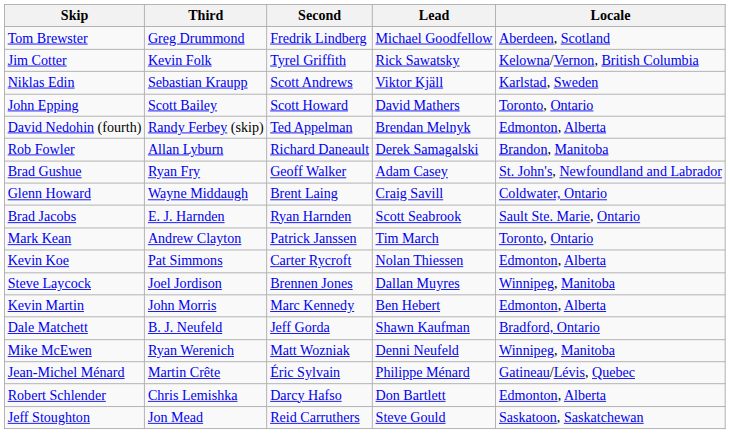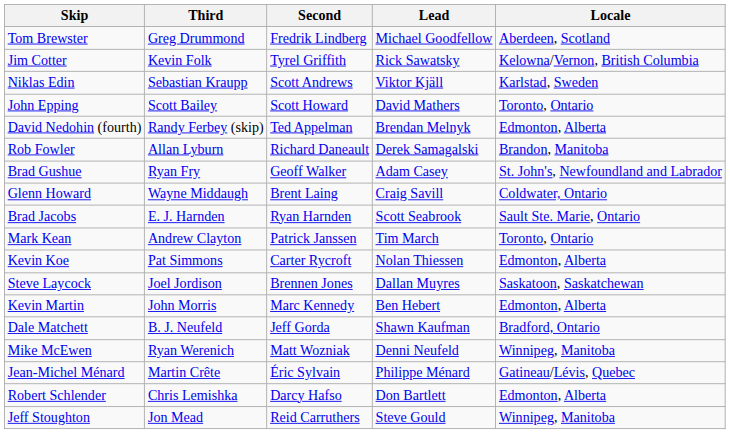(557, 283) Winnipeg, Manitoba -> (571, 283) Saskatoon, Saskatchewan
(571, 417) Saskatoon, Saskatchewan -> (557, 417) Winnipeg, Manitoba
